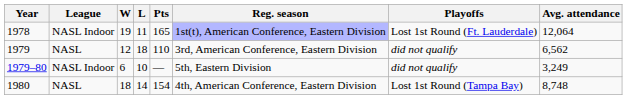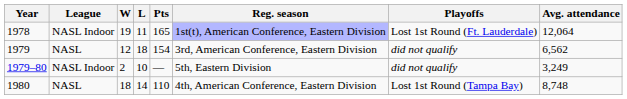(161, 49) 110 -> (161, 49) 154
(122, 67) 6 -> (122, 67) 2
(161, 85) 154 -> (161, 85) 110
